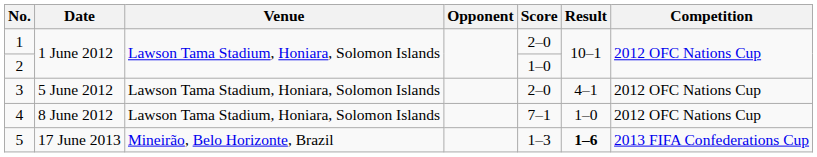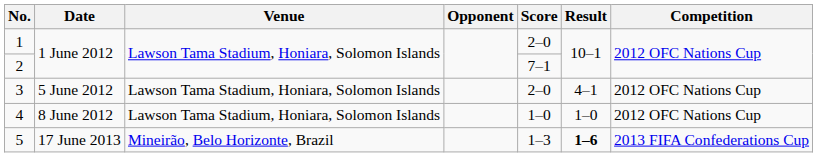(539, 66) 1–0 -> (539, 66) 7–1
(539, 115) 7–1 -> (539, 115) 1–0
